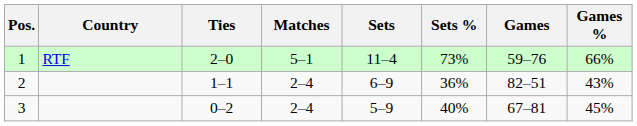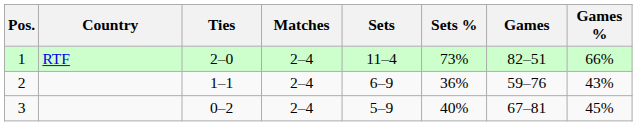(302, 58) 5–1 -> (302, 58) 2–4
(527, 58) 59–76 -> (527, 58) 82–51
(527, 83) 82–51 -> (527, 83) 59–76
